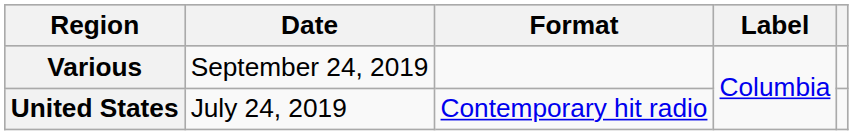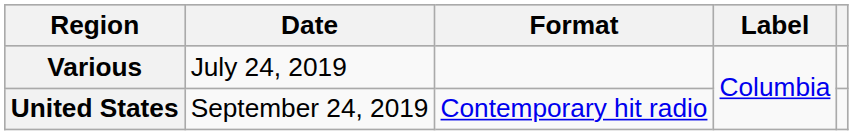(310, 66) September 24, 2019 -> (269, 66) July 24, 2019
(269, 108) July 24, 2019 -> (310, 108) September 24, 2019
